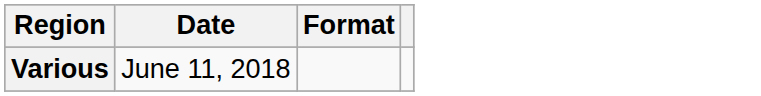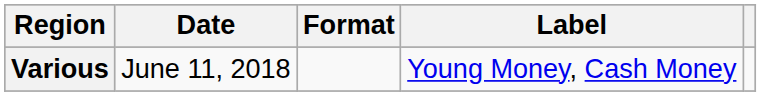+ column: (572, 25)
